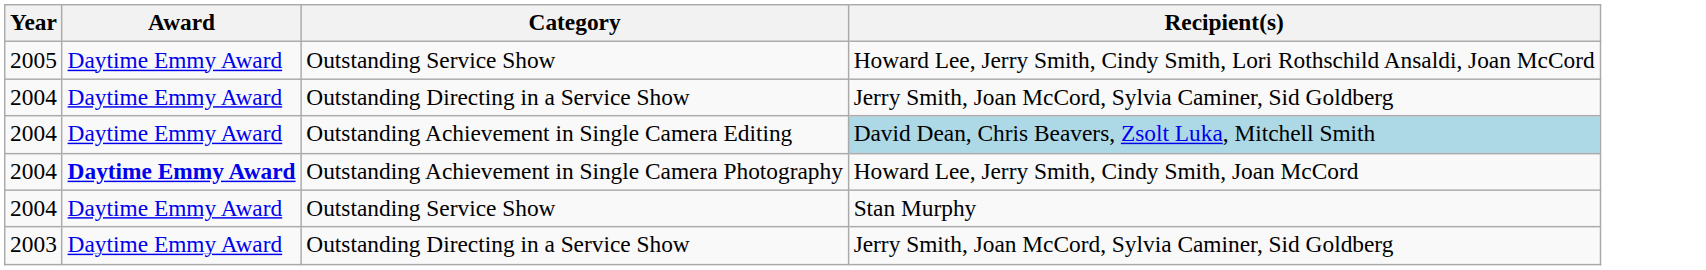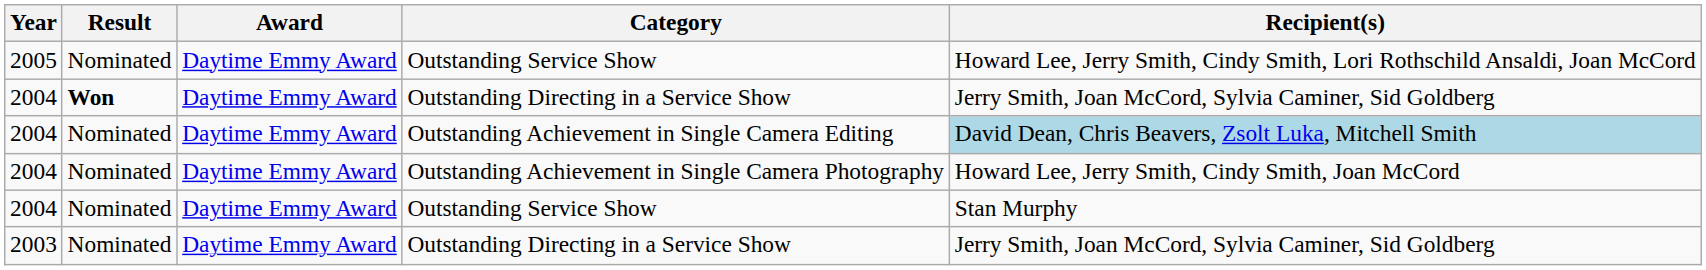+ column: (119, 23)
(182, 171) bold -> (289, 171) normal
